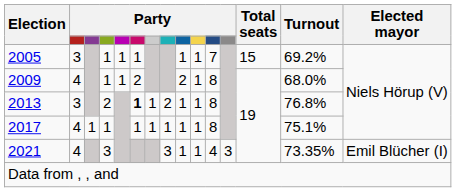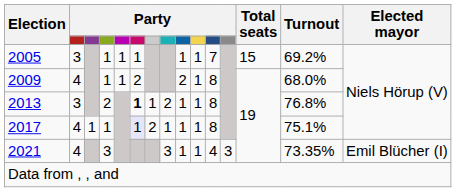(137, 127) no background -> (137, 127) lavender background
(152, 127) 1 -> (152, 127) 2
